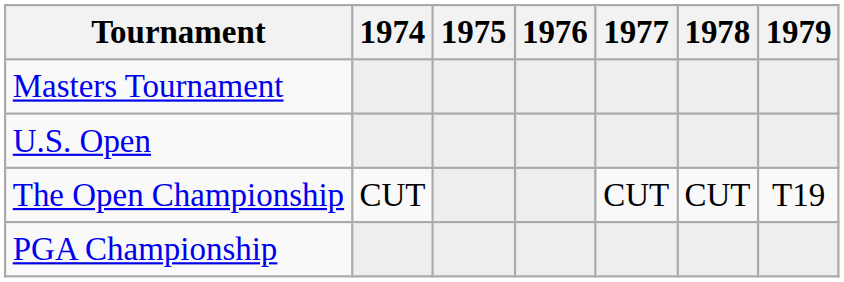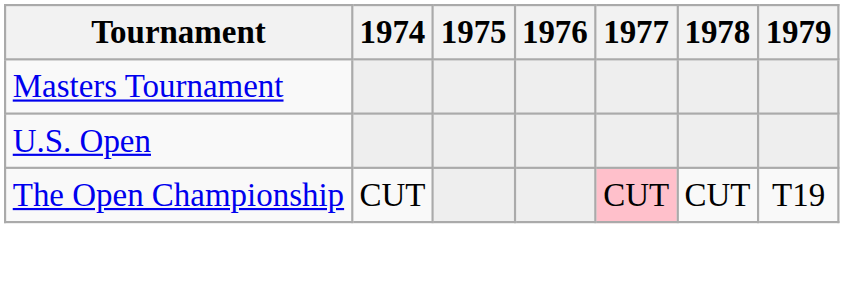(636, 195) no background -> (636, 195) pink background
- row: (145, 249)
